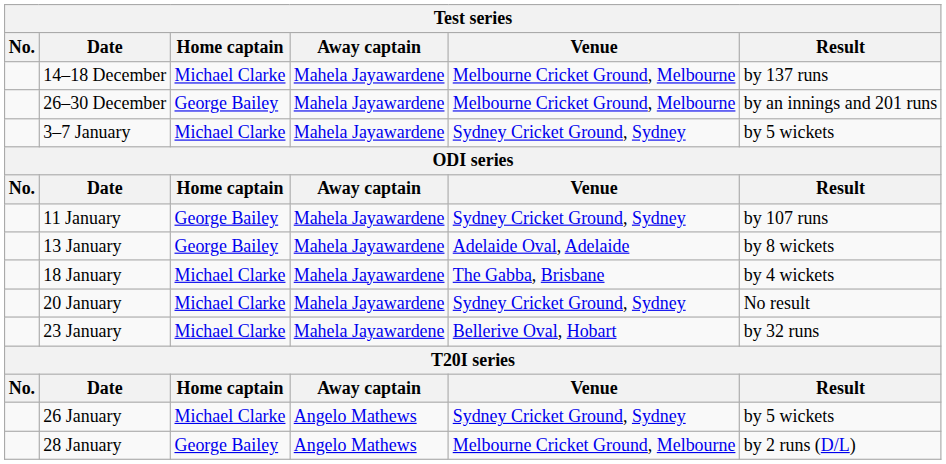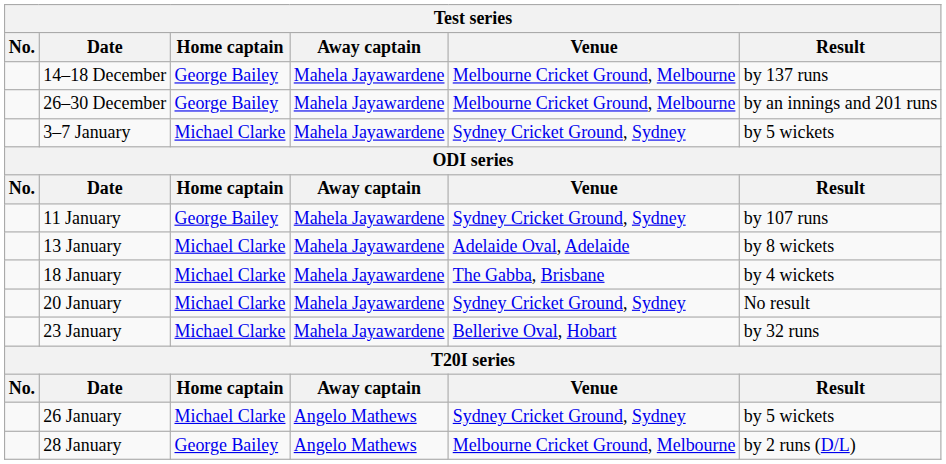(230, 75) Michael Clarke -> (226, 75) George Bailey
(226, 246) George Bailey -> (230, 246) Michael Clarke
